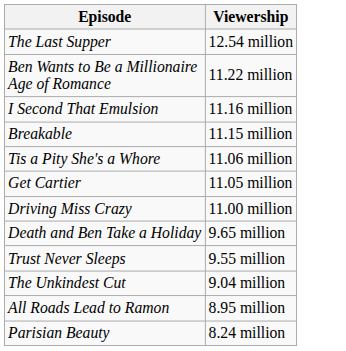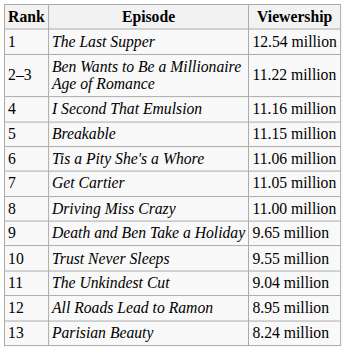+ column: (26, 16)
